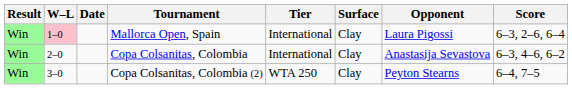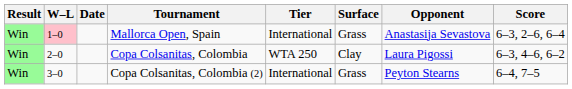(350, 34) Clay -> (352, 34) Grass
(419, 34) Laura Pigossi -> (437, 34) Anastasija Sevastova
(300, 53) International -> (293, 53) WTA 250
(437, 53) Anastasija Sevastova -> (419, 53) Laura Pigossi
(293, 73) WTA 250 -> (300, 73) International
(350, 73) Clay -> (352, 73) Grass
